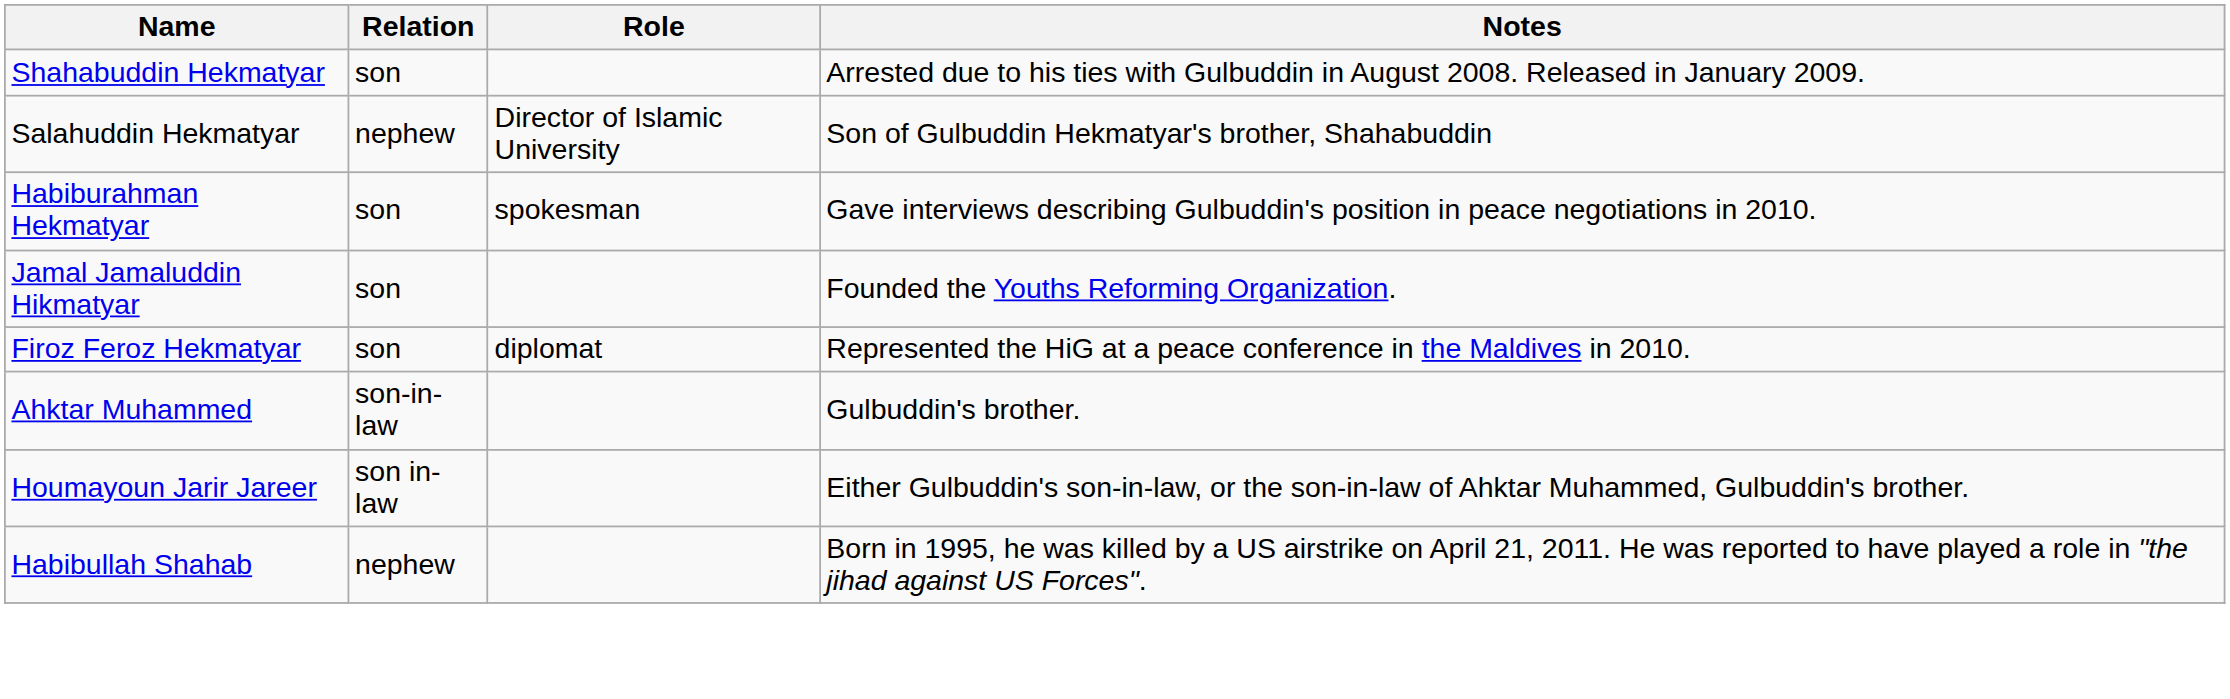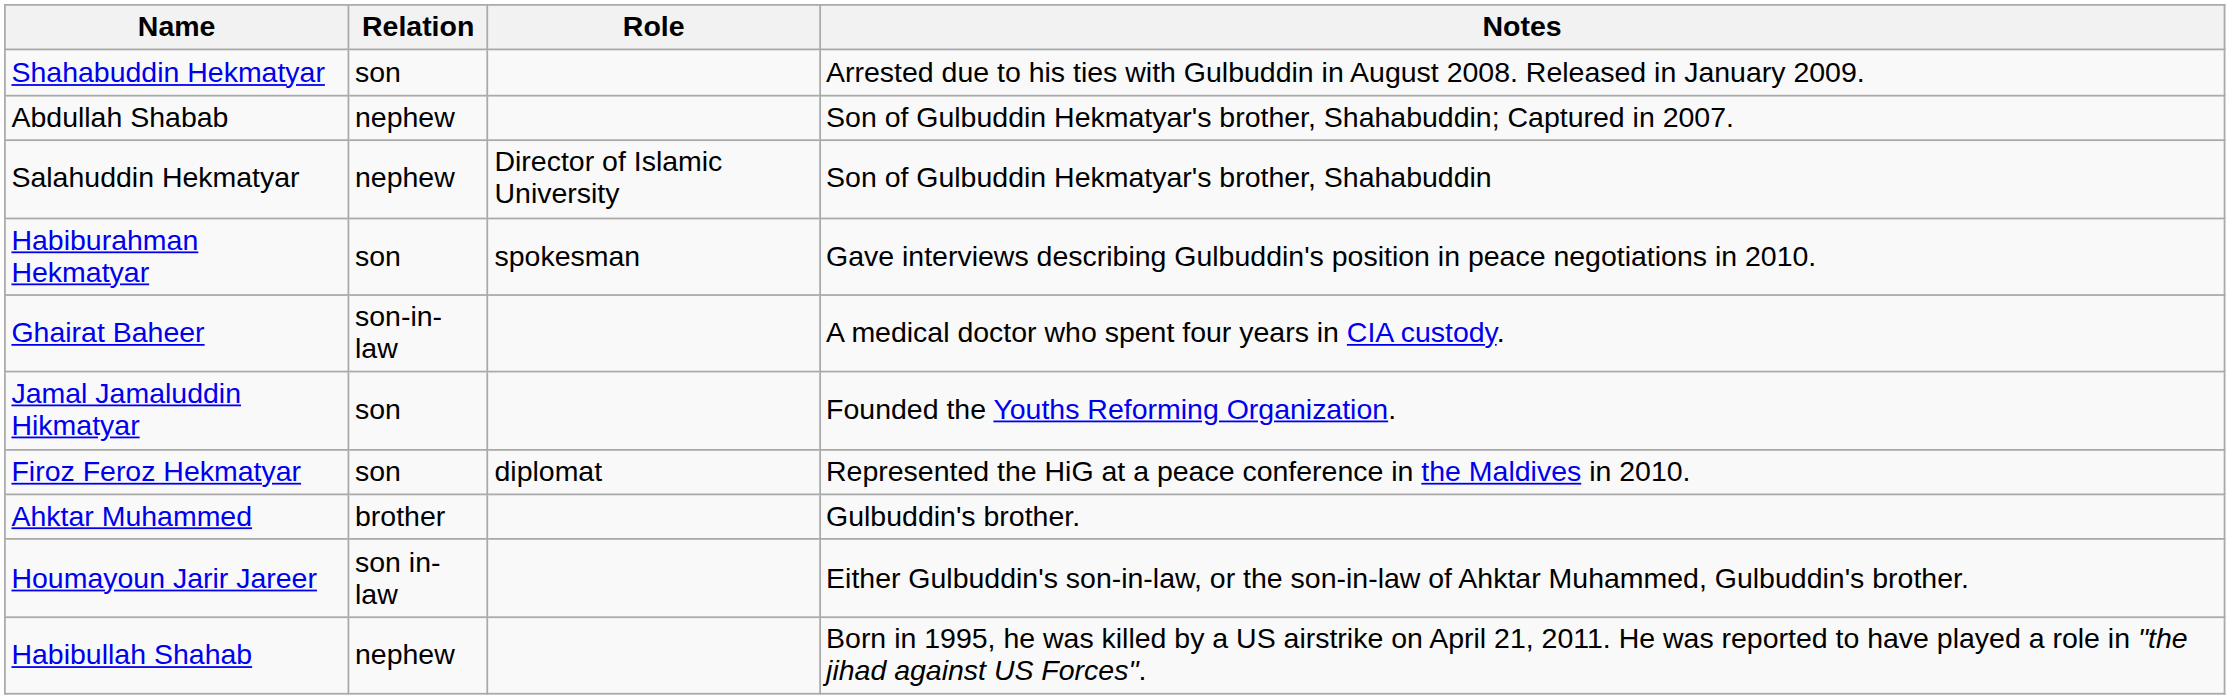+ row: (120, 117)
+ row: (108, 333)
(399, 410) son-in-law -> (400, 516) brother
